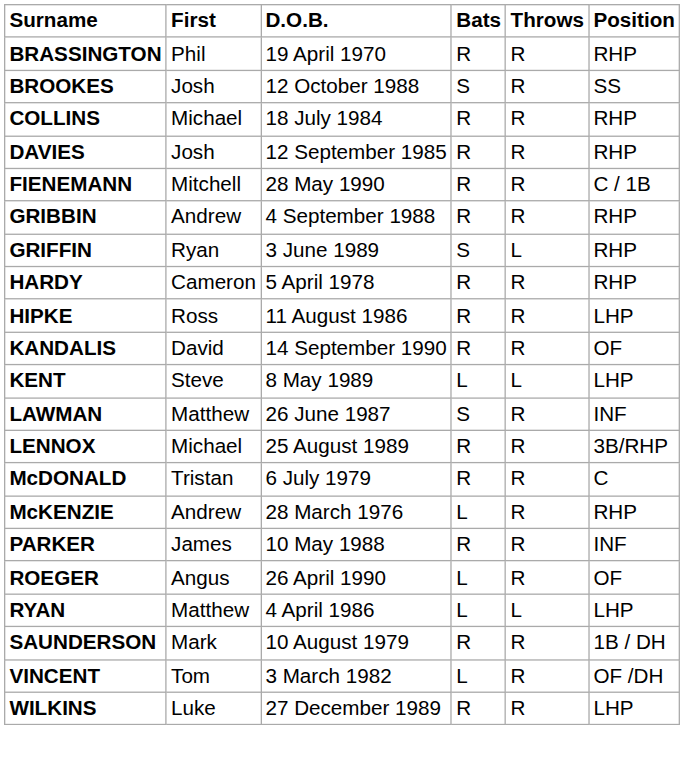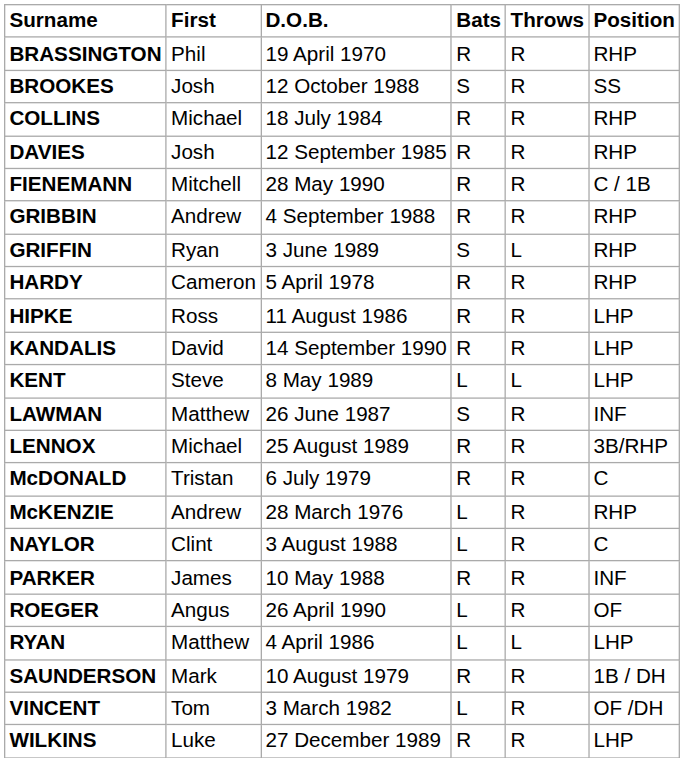(608, 348) OF -> (614, 348) LHP
+ row: (52, 544)
